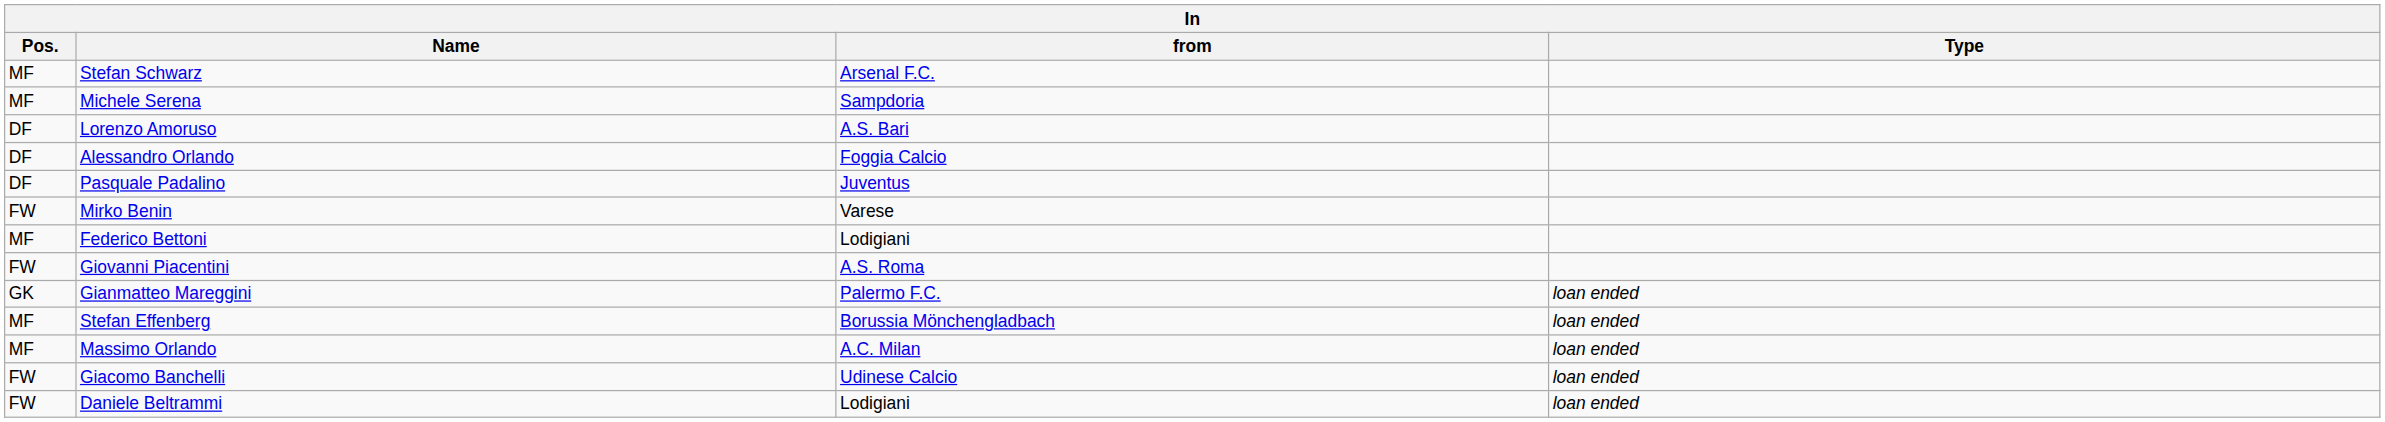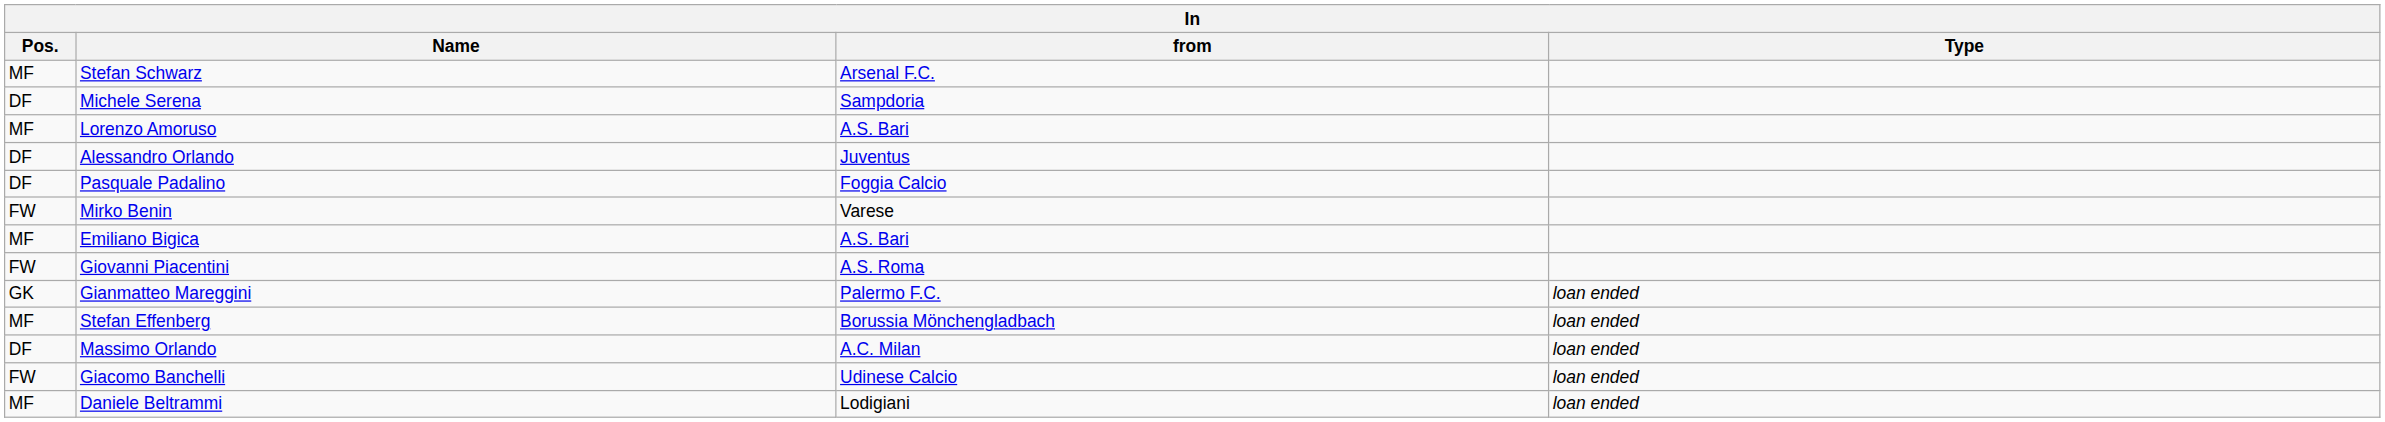(21, 101) MF -> (20, 101) DF
(20, 129) DF -> (21, 129) MF
(893, 156) Foggia Calcio -> (875, 156) Juventus
(875, 184) Juventus -> (893, 184) Foggia Calcio
- row: (143, 239)
+ row: (139, 239)
(21, 349) MF -> (20, 349) DF
(22, 404) FW -> (21, 404) MF
